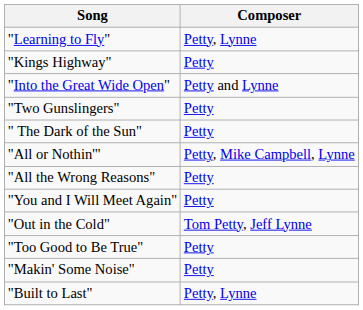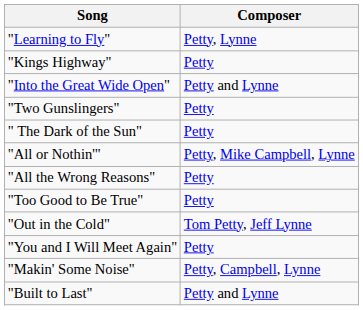rows swapped: (76, 246) <-> (92, 200)
(199, 270) Petty -> (252, 270) Petty, Campbell, Lynne
(220, 293) Petty, Lynne -> (231, 293) Petty and Lynne
